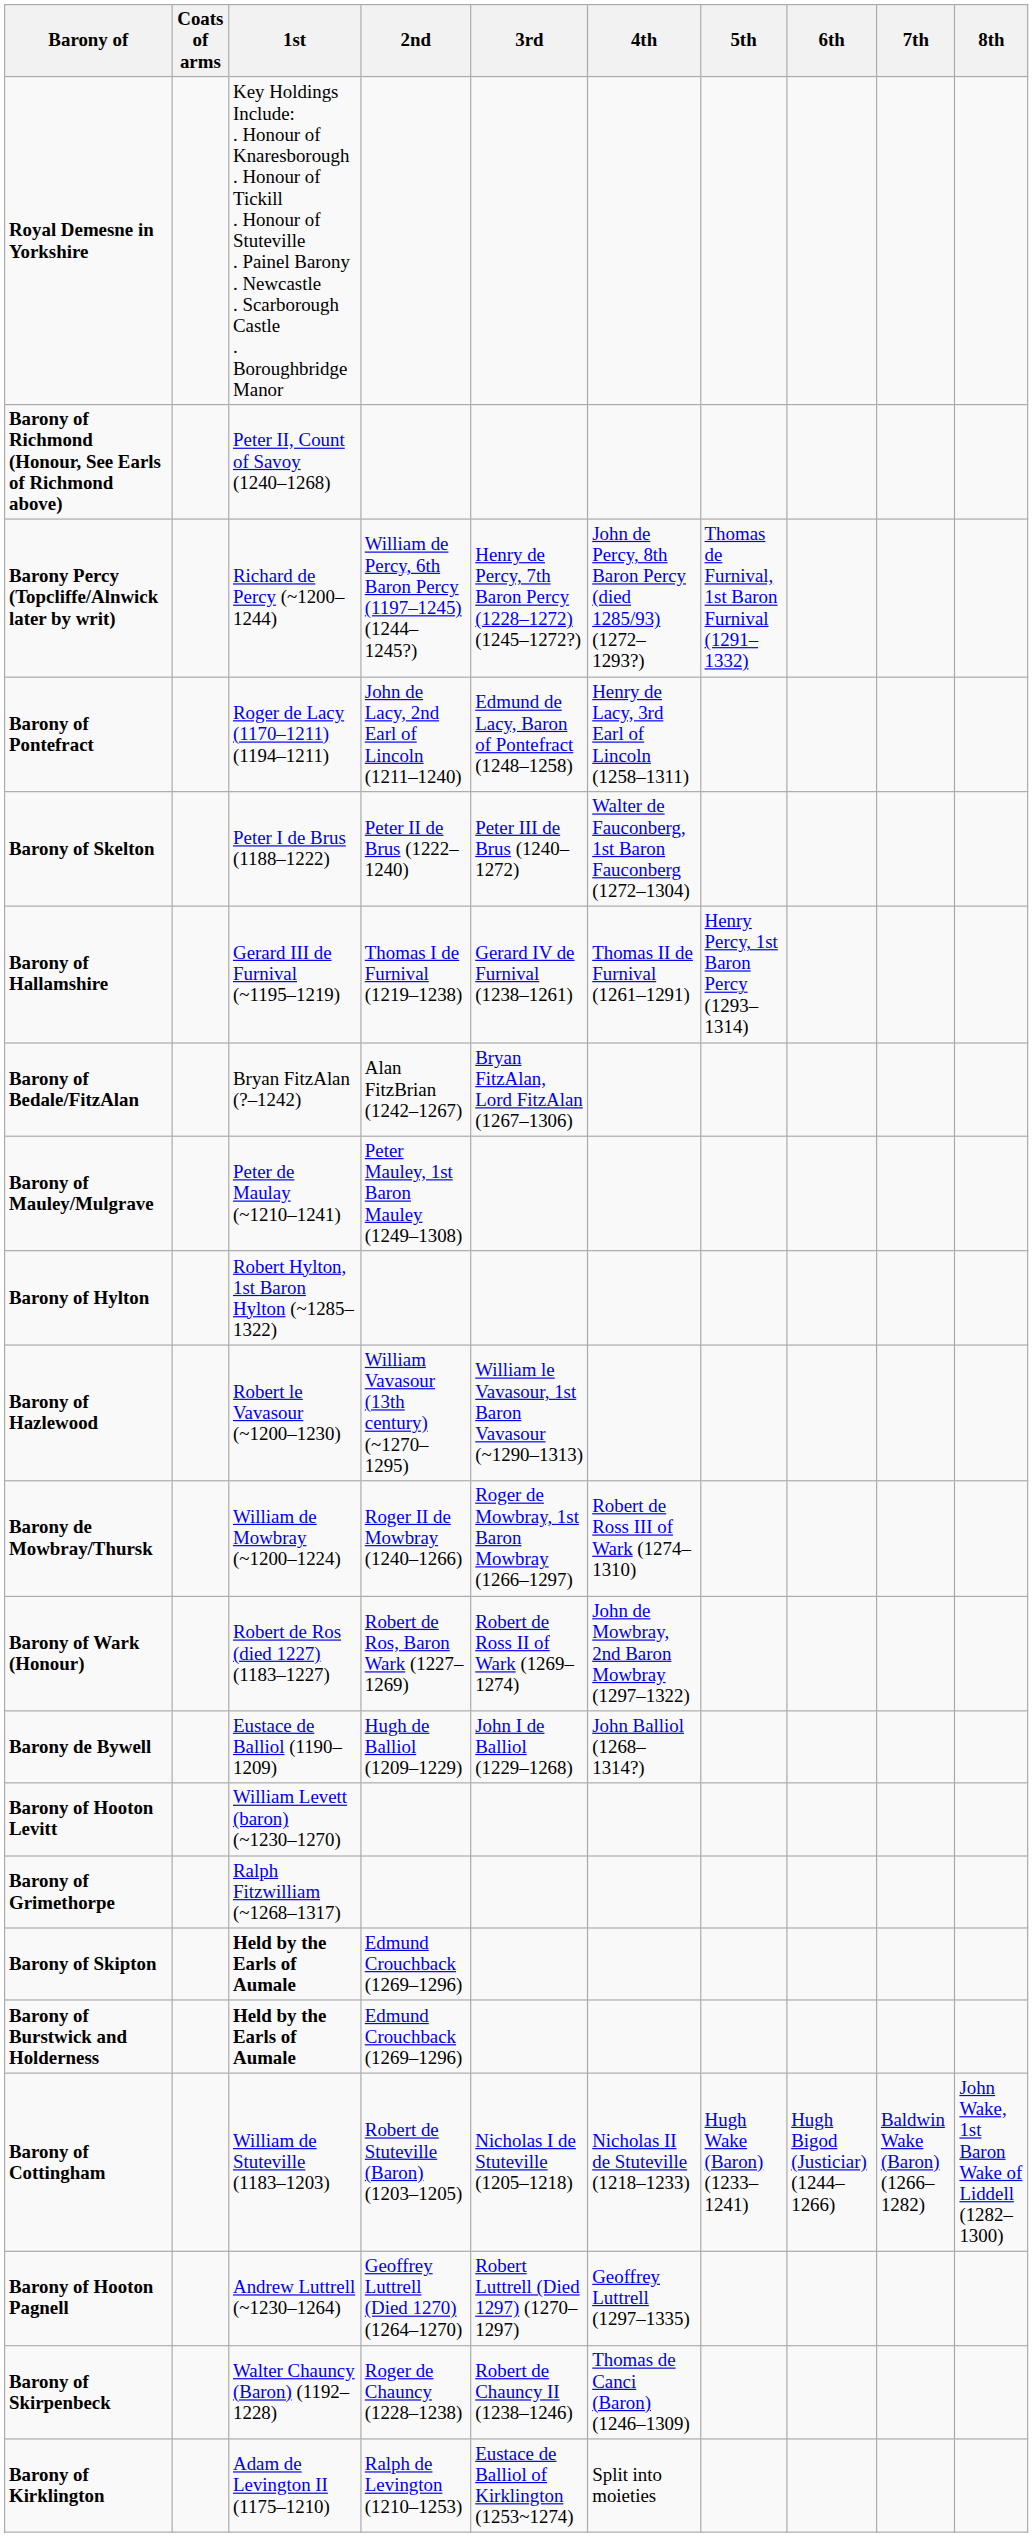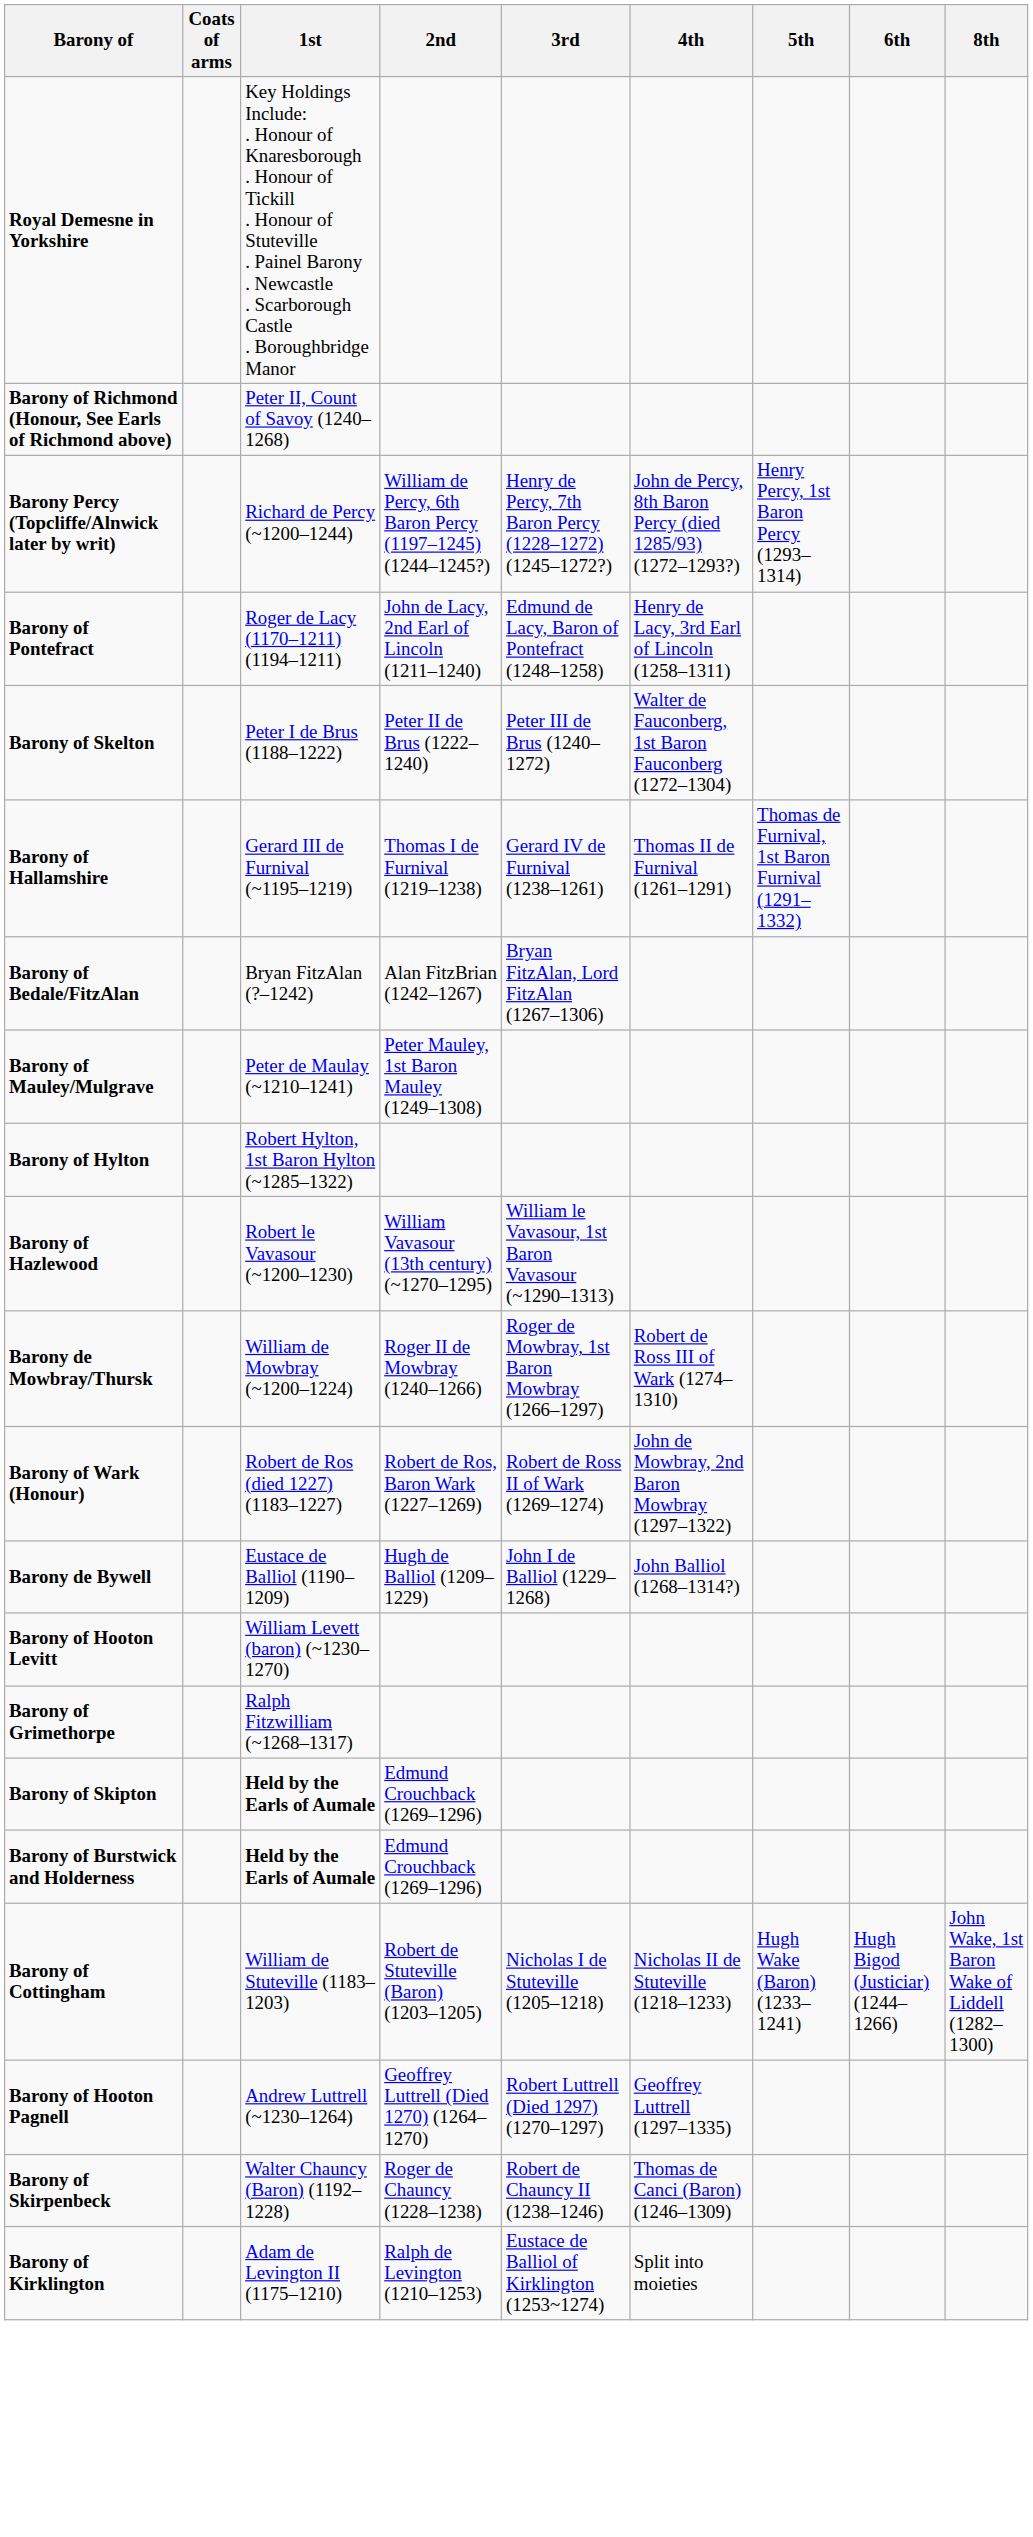- column: (916, 40)
(741, 597) Thomas de Furnival, 1st Baron Furnival (1291–1332) -> (794, 523) Henry Percy, 1st Baron Percy (1293–1314)
(741, 974) Henry Percy, 1st Baron Percy (1293–1314) -> (799, 868) Thomas de Furnival, 1st Baron Furnival (1291–1332)
